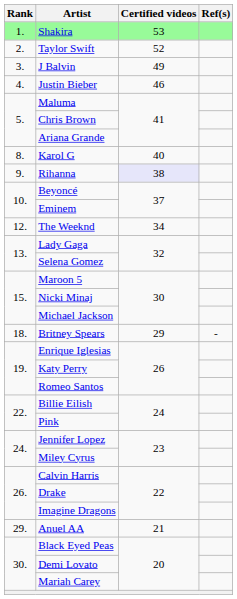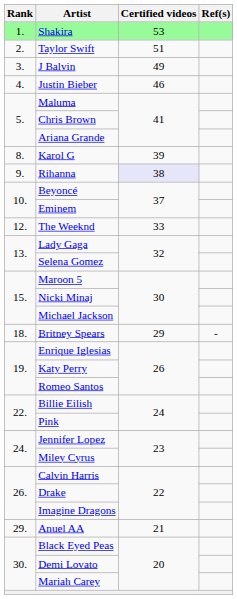(159, 48) 52 -> (159, 48) 51
(159, 155) 40 -> (159, 155) 39
(159, 226) 34 -> (159, 226) 33
